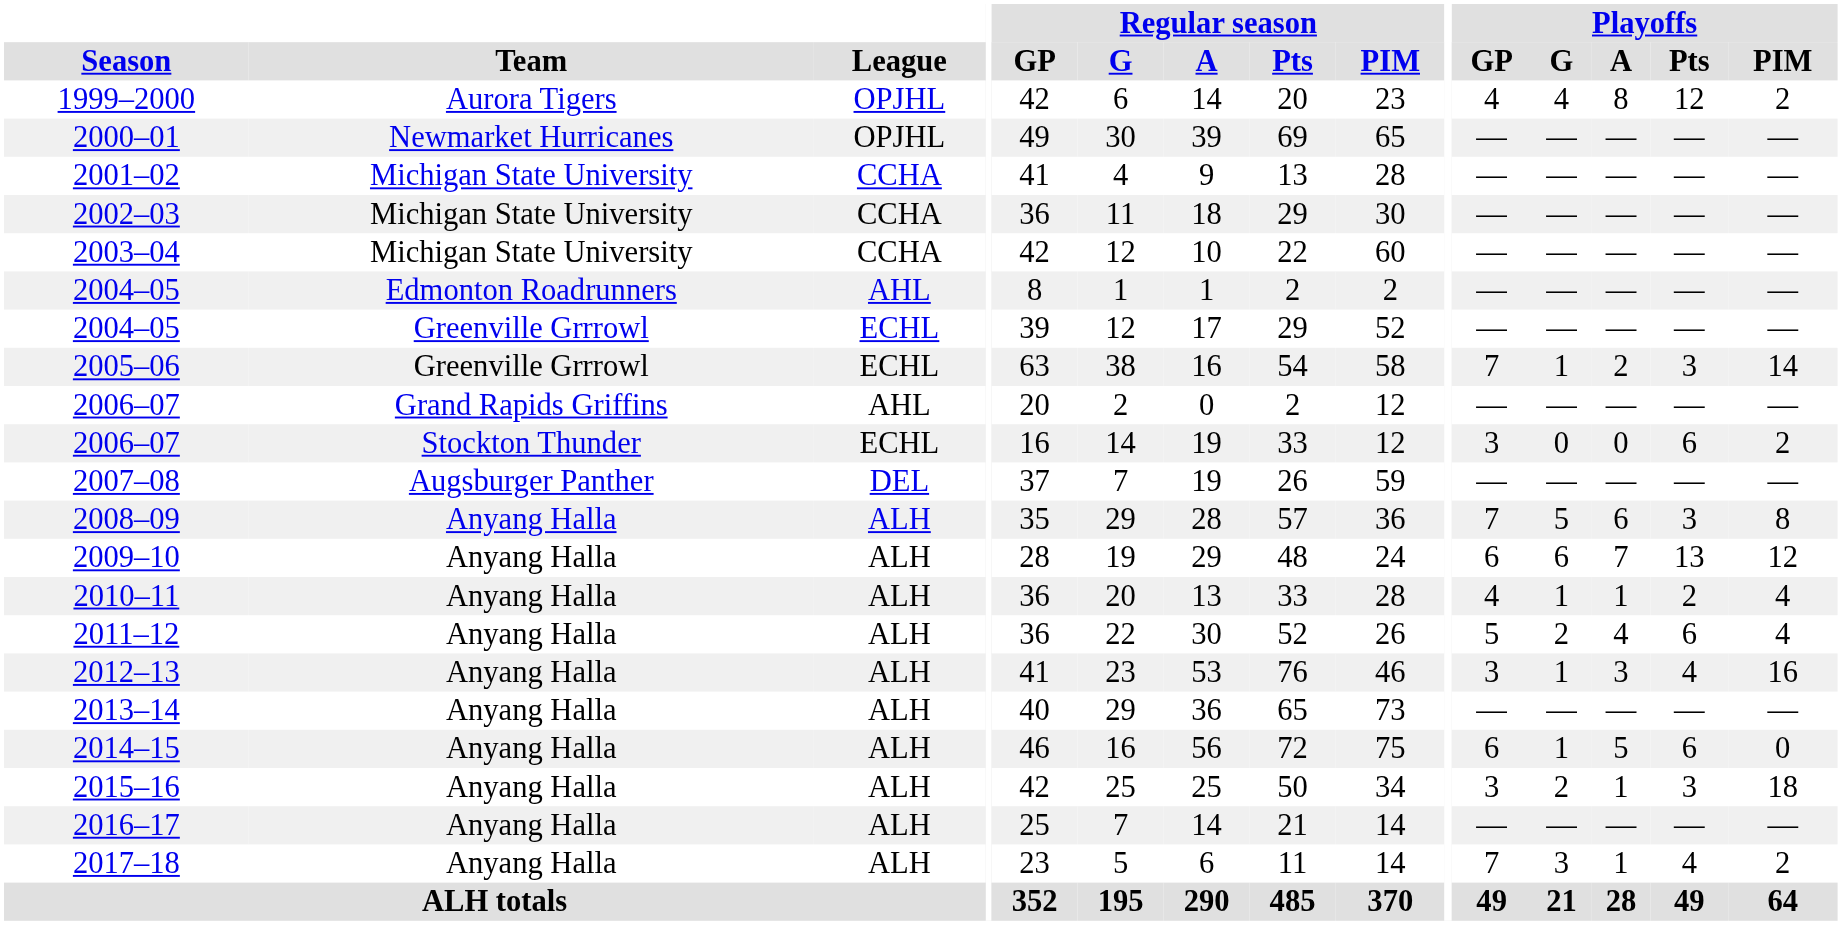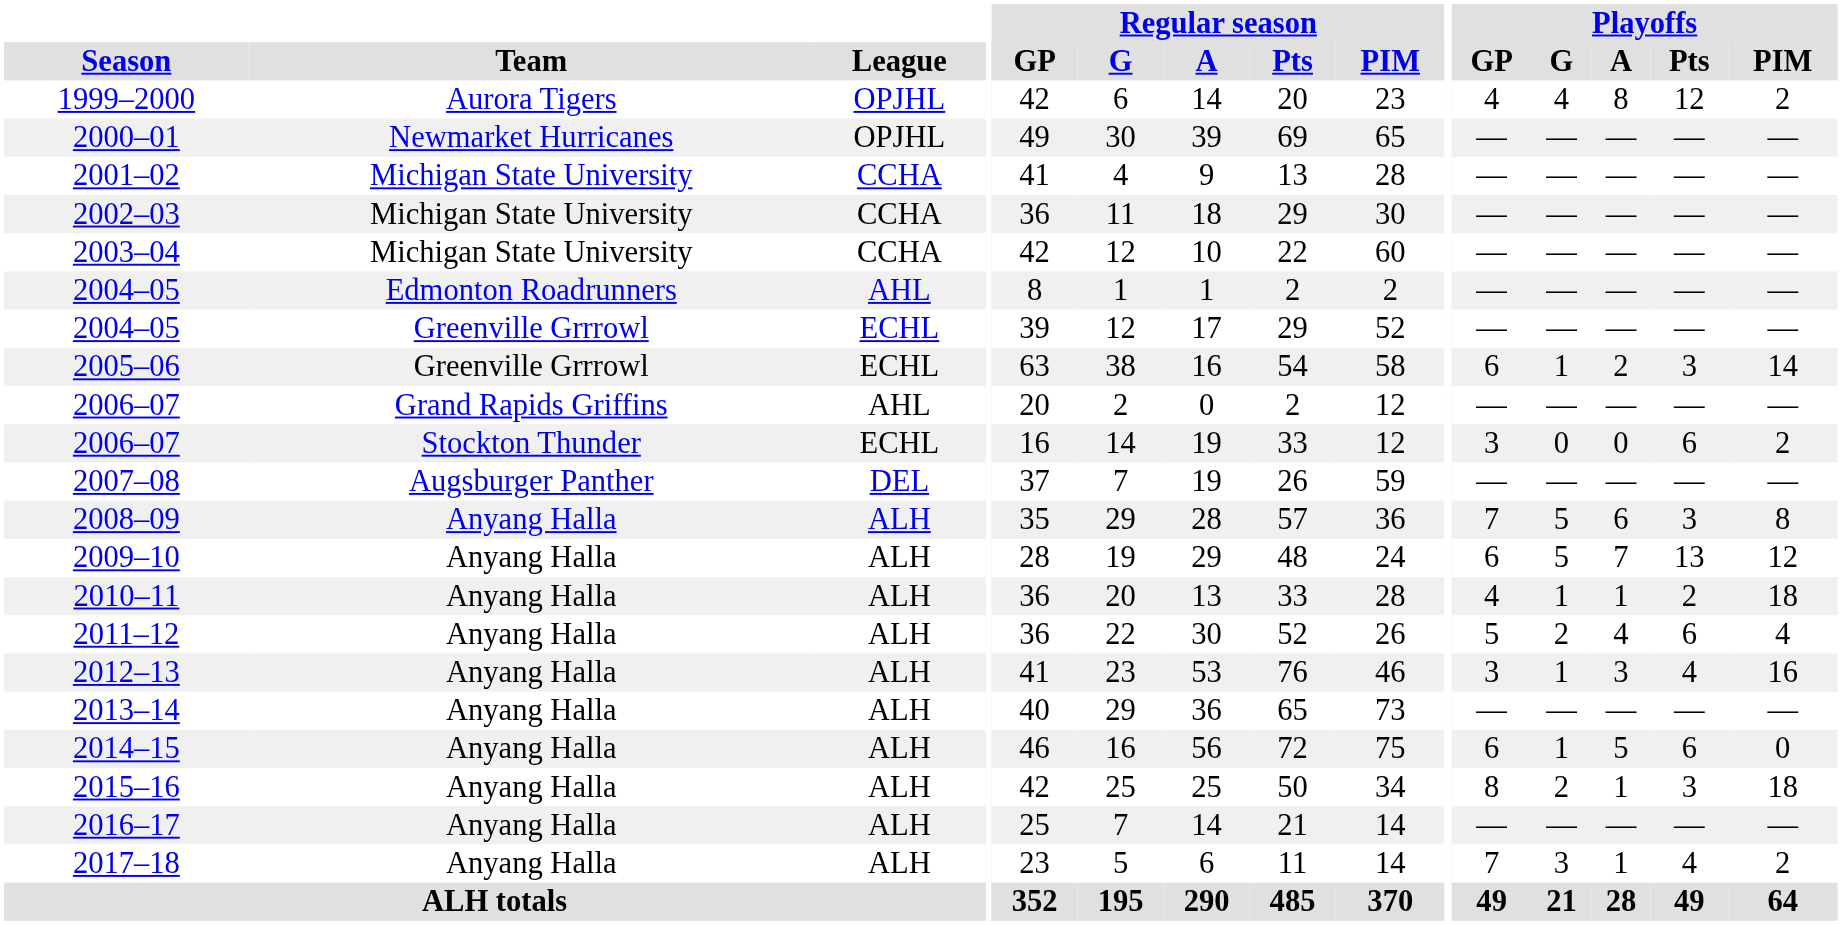(1492, 366) 7 -> (1492, 366) 6
(1561, 557) 6 -> (1561, 557) 5
(1783, 595) 4 -> (1783, 595) 18
(1492, 786) 3 -> (1492, 786) 8
